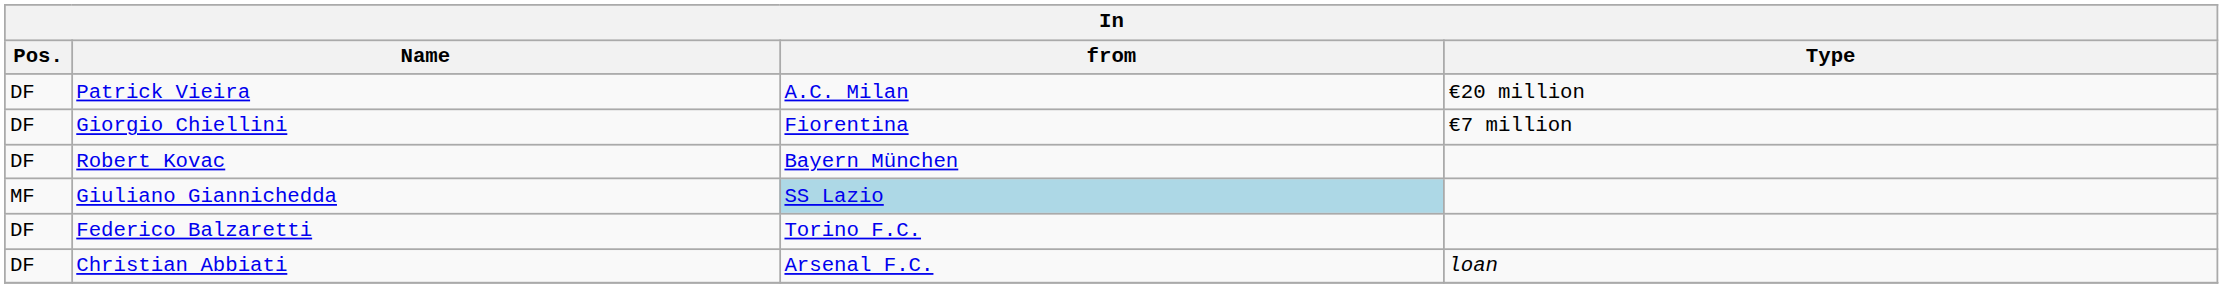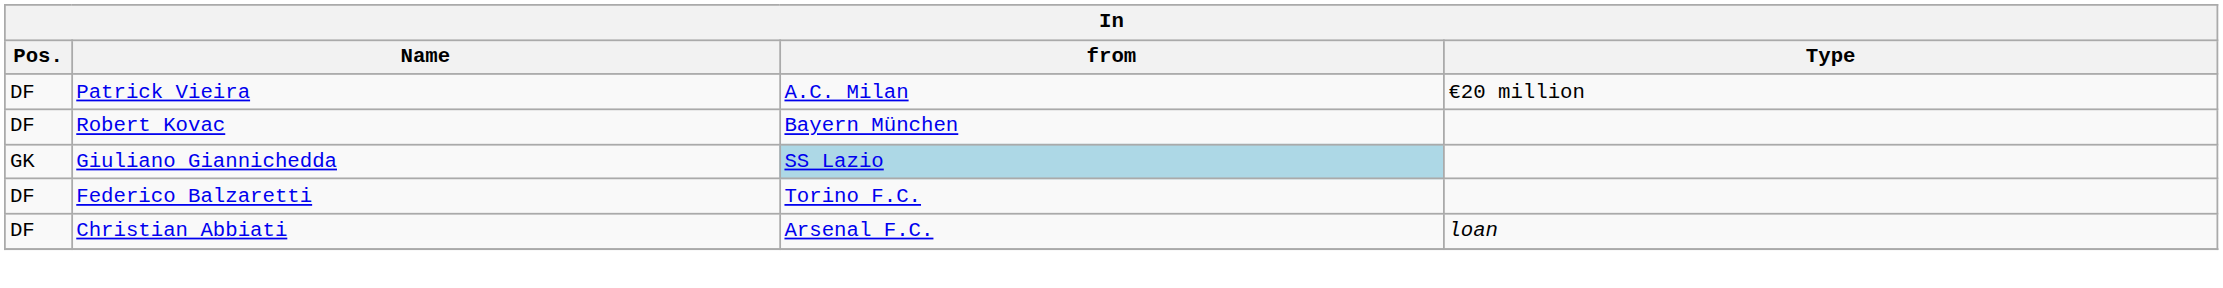- row: (182, 126)
(22, 196) MF -> (22, 161) GK
